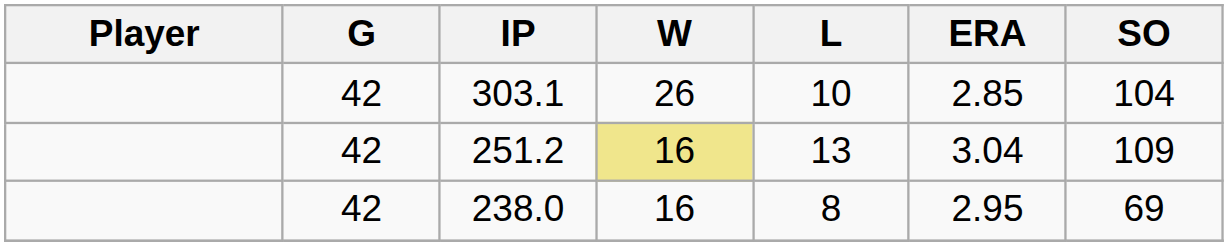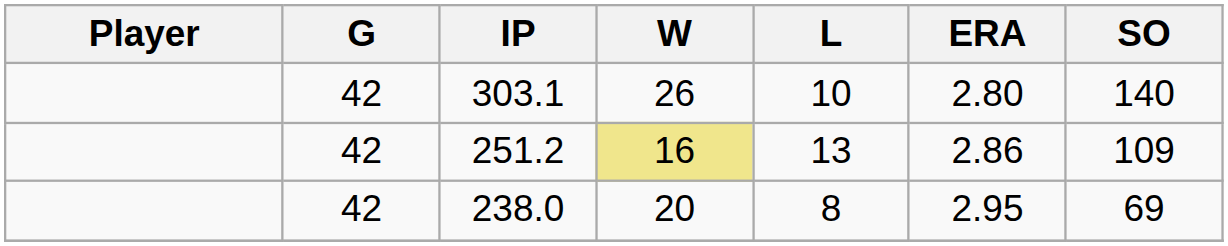(988, 92) 2.85 -> (988, 92) 2.80
(1144, 92) 104 -> (1144, 92) 140
(988, 151) 3.04 -> (988, 151) 2.86
(675, 209) 16 -> (675, 209) 20
